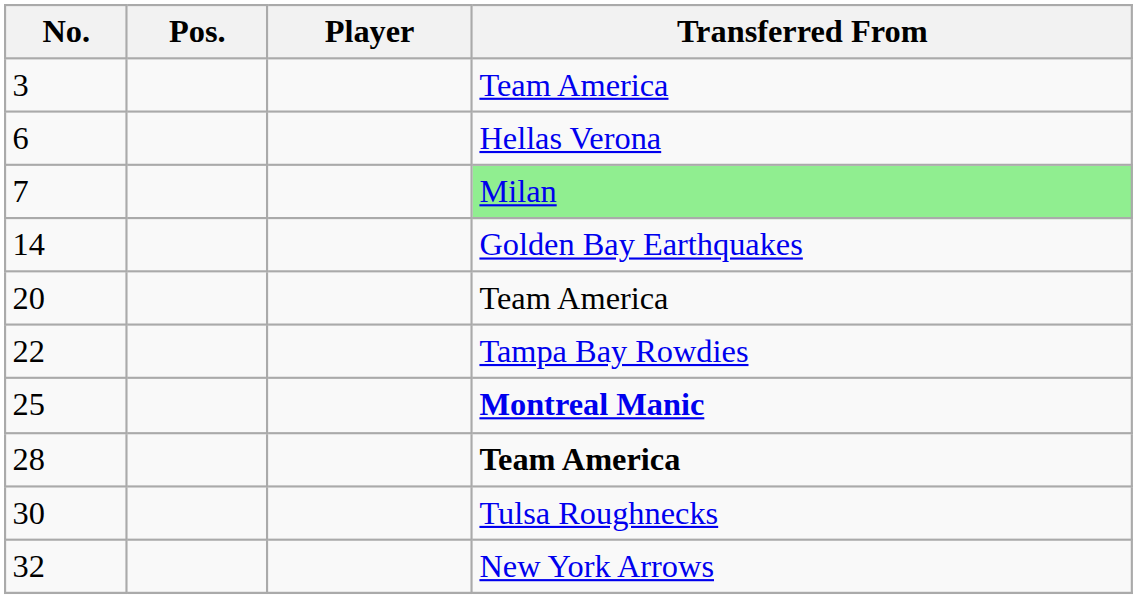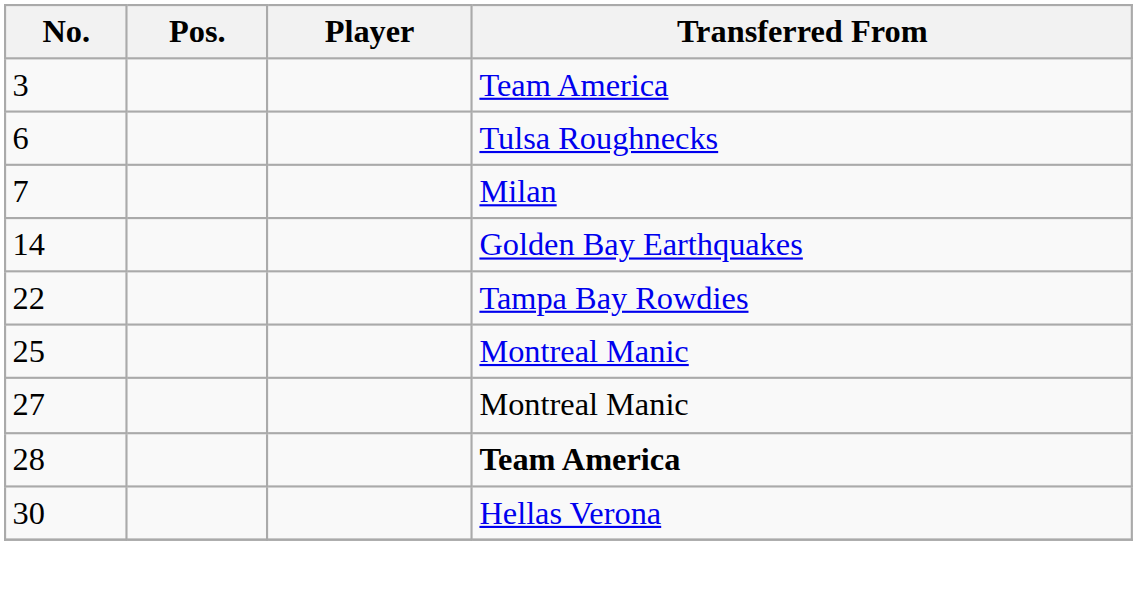(570, 138) Hellas Verona -> (599, 138) Tulsa Roughnecks
(518, 191) lightgreen background -> (518, 191) no background
- row: (29, 298)
(592, 405) bold -> (584, 351) normal
+ row: (29, 405)
(599, 511) Tulsa Roughnecks -> (570, 511) Hellas Verona
- row: (29, 565)
